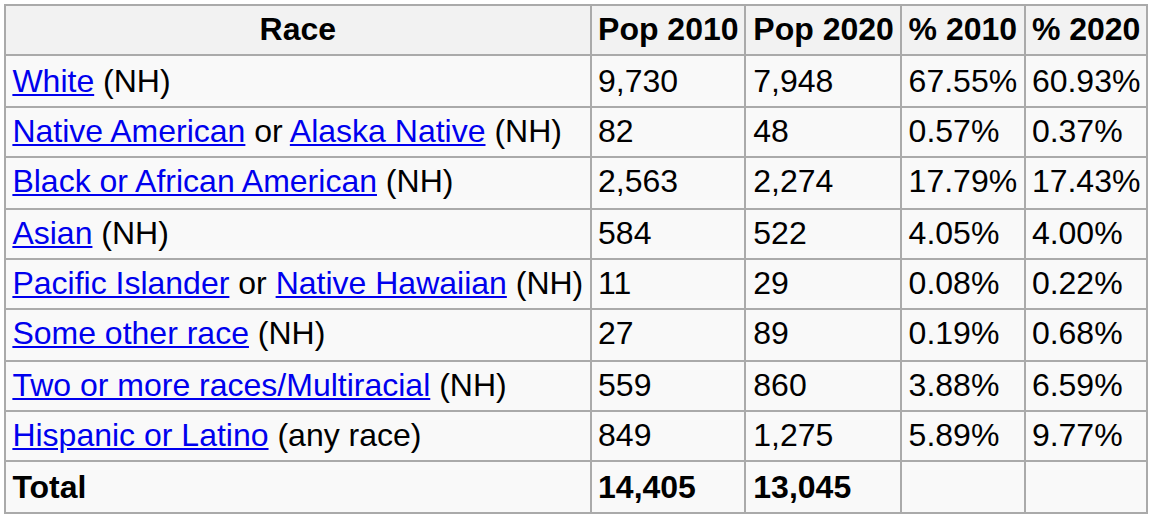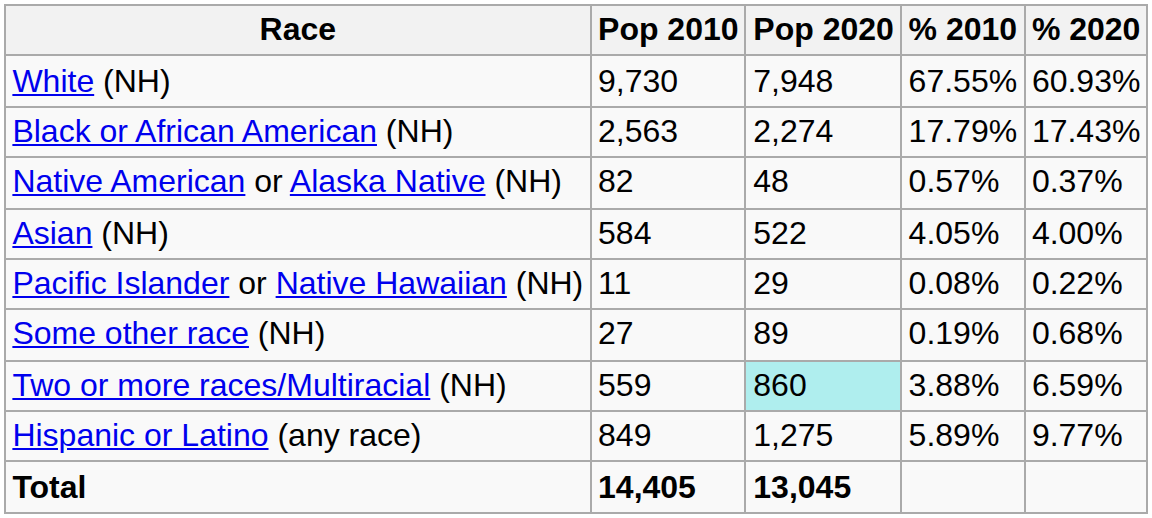rows swapped: (233, 182) <-> (287, 131)
(780, 385) no background -> (780, 385) paleturquoise background
